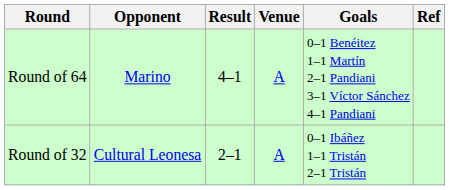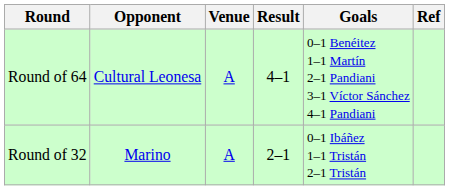columns swapped: (279, 16) <-> (230, 16)
(148, 77) Marino -> (148, 77) Cultural Leonesa
(148, 154) Cultural Leonesa -> (148, 154) Marino
